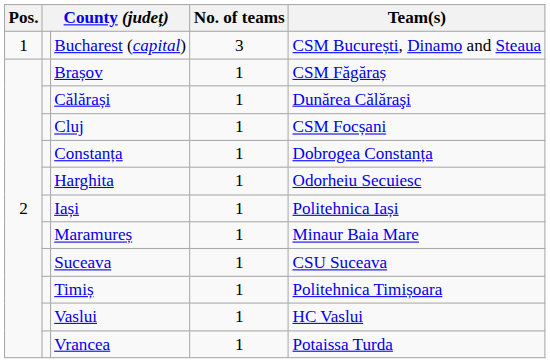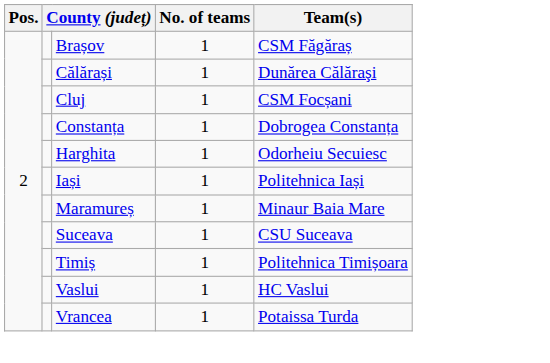- row: (120, 45)
